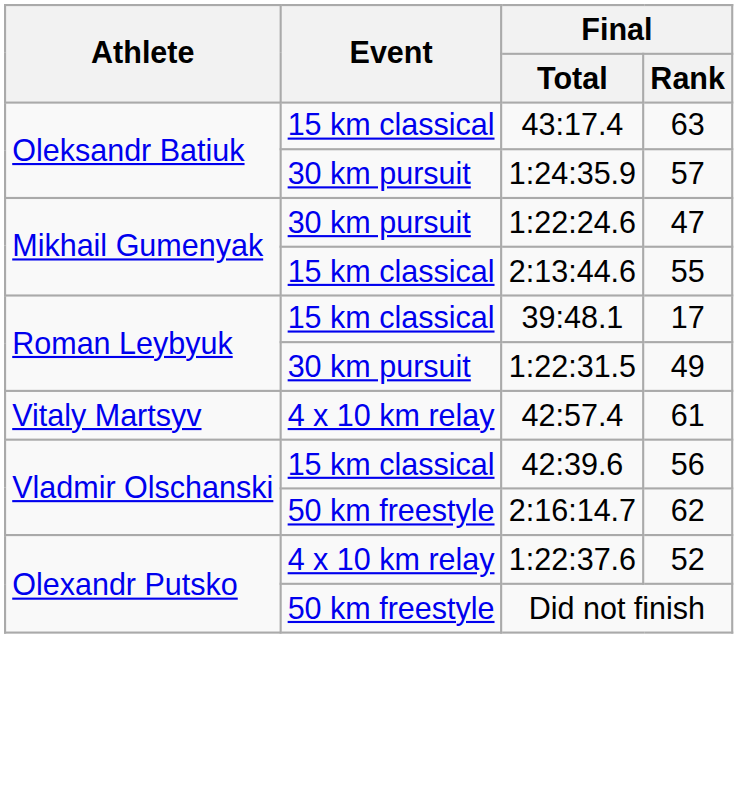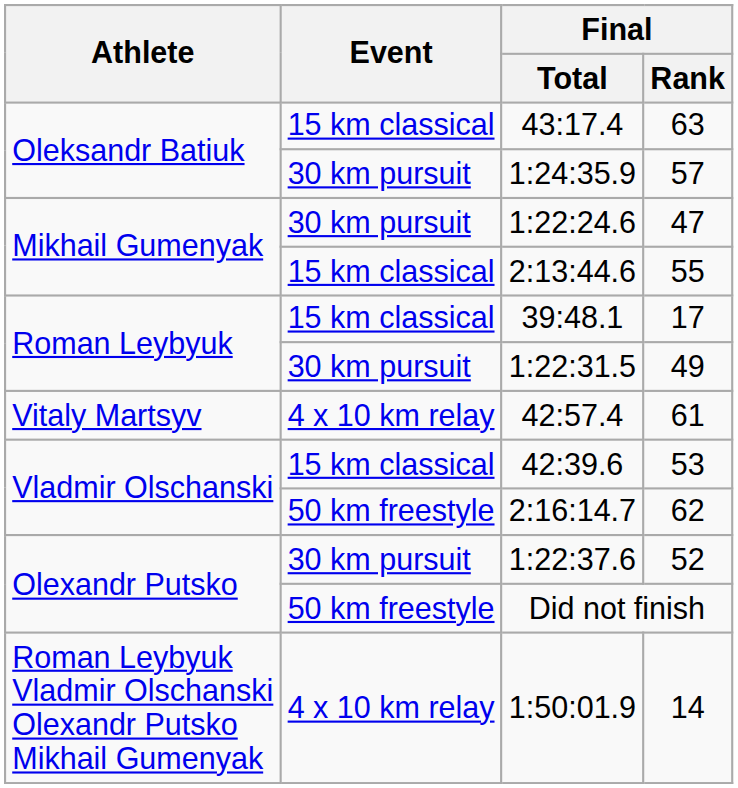(688, 464) 56 -> (688, 464) 53
(391, 560) 4 x 10 km relay -> (379, 560) 30 km pursuit
+ row: (572, 707)
